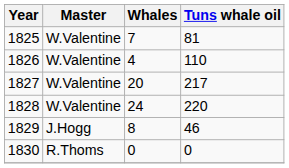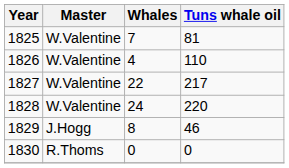(135, 83) 20 -> (135, 83) 22
